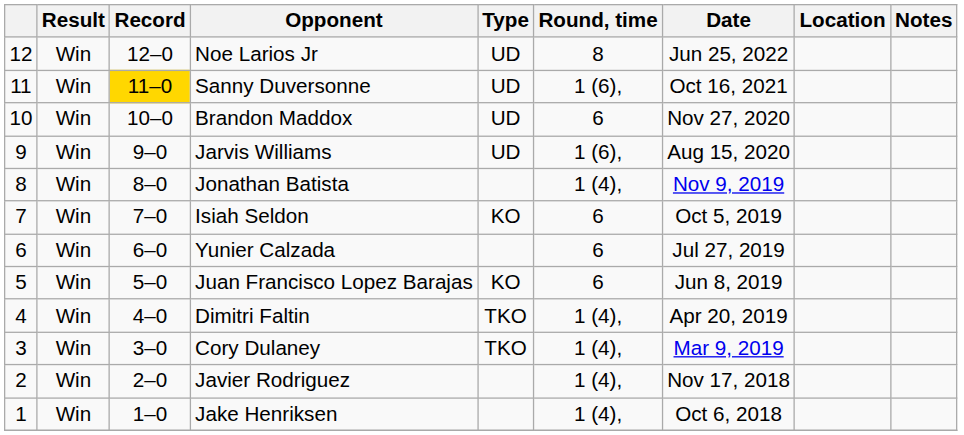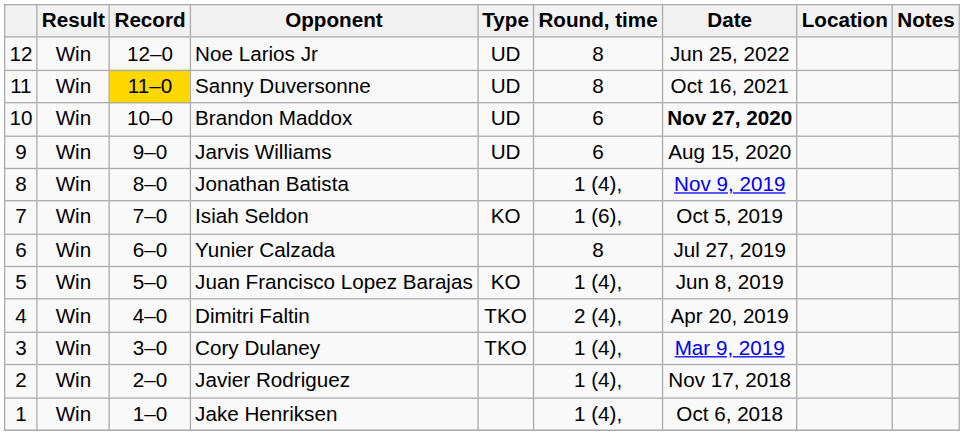(598, 86) 1 (6), -> (598, 86) 8
(729, 119) normal -> (730, 119) bold
(598, 151) 1 (6), -> (598, 151) 6
(598, 217) 6 -> (598, 217) 1 (6),
(598, 250) 6 -> (598, 250) 8
(598, 282) 6 -> (598, 282) 1 (4),
(598, 315) 1 (4), -> (598, 315) 2 (4),
